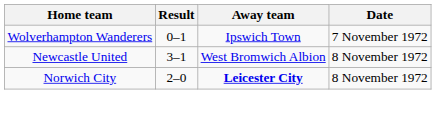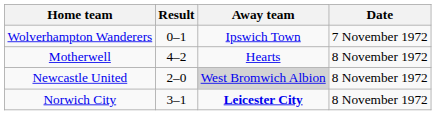+ row: (80, 57)
(176, 57) 3–1 -> (176, 78) 2–0
(263, 57) no background -> (263, 78) lightgrey background
(176, 78) 2–0 -> (176, 99) 3–1
